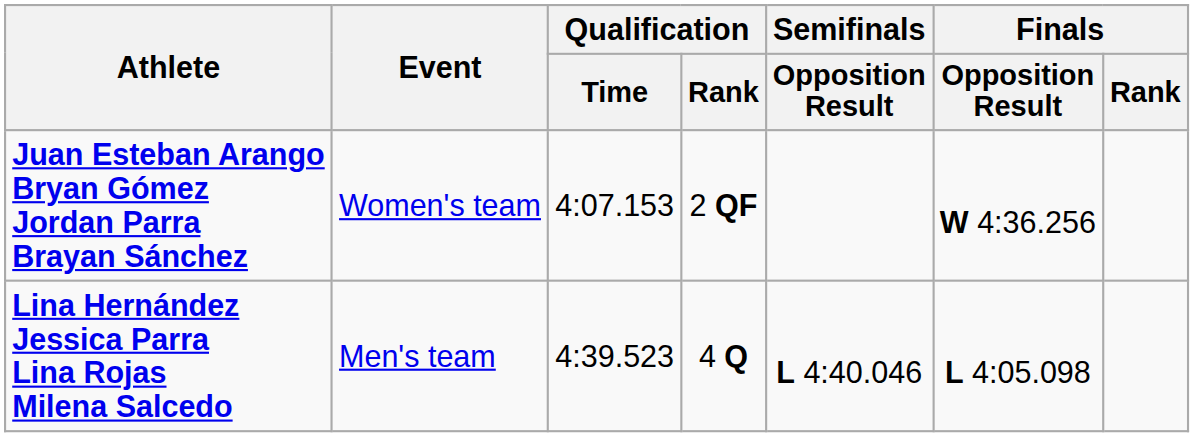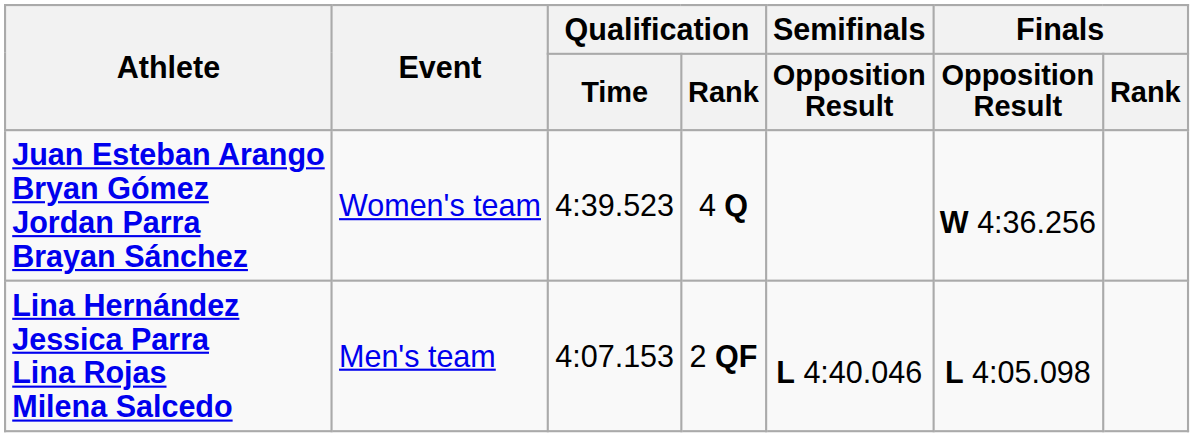(615, 206) 4:07.153 -> (615, 206) 4:39.523
(724, 206) 2 QF -> (724, 206) 4 Q
(615, 356) 4:39.523 -> (615, 356) 4:07.153
(724, 356) 4 Q -> (724, 356) 2 QF
